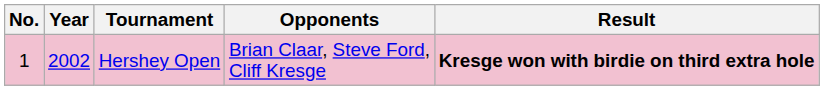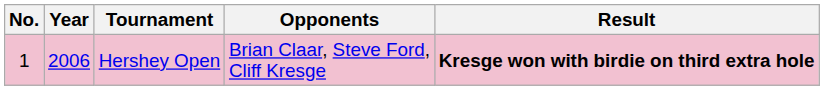(69, 60) 2002 -> (69, 60) 2006
